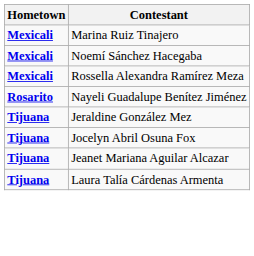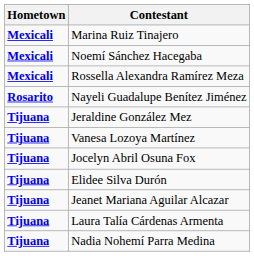+ row: (133, 138)
+ row: (119, 179)
+ row: (143, 241)
